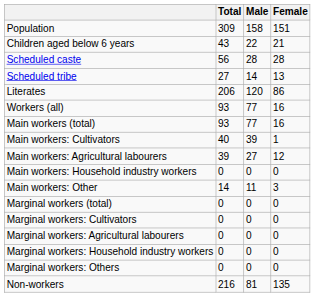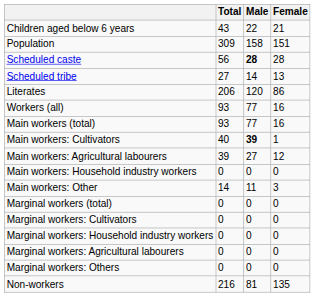rows swapped: (30, 28) <-> (71, 44)
(252, 60) normal -> (252, 60) bold
(252, 140) normal -> (252, 140) bold
rows swapped: (95, 236) <-> (110, 252)
